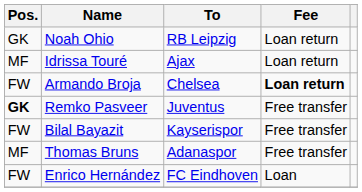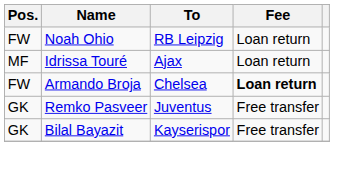(18, 38) GK -> (19, 38) FW
(19, 107) bold -> (18, 107) normal
(19, 130) FW -> (18, 130) GK
- row: (92, 152)
- row: (102, 175)
